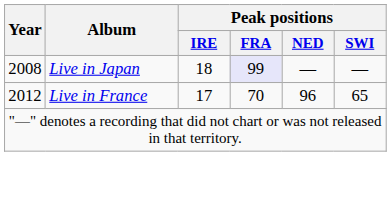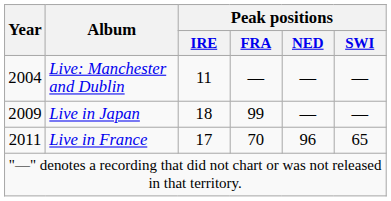+ row: (108, 78)
(25, 68) 2008 -> (25, 113) 2009
(256, 68) lavender background -> (256, 113) no background
(25, 95) 2012 -> (25, 140) 2011
